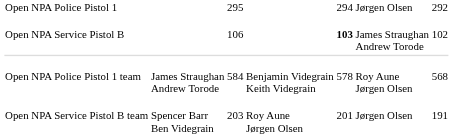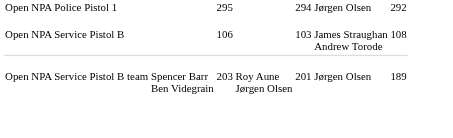(345, 34) bold -> (303, 34) normal
(440, 34) 102 -> (399, 34) 108
- row: (73, 76)
(440, 116) 191 -> (399, 76) 189
